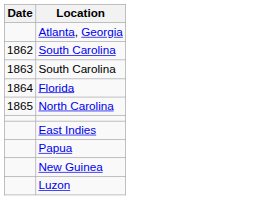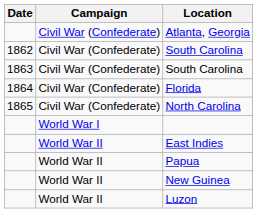+ column: (99, 13)
